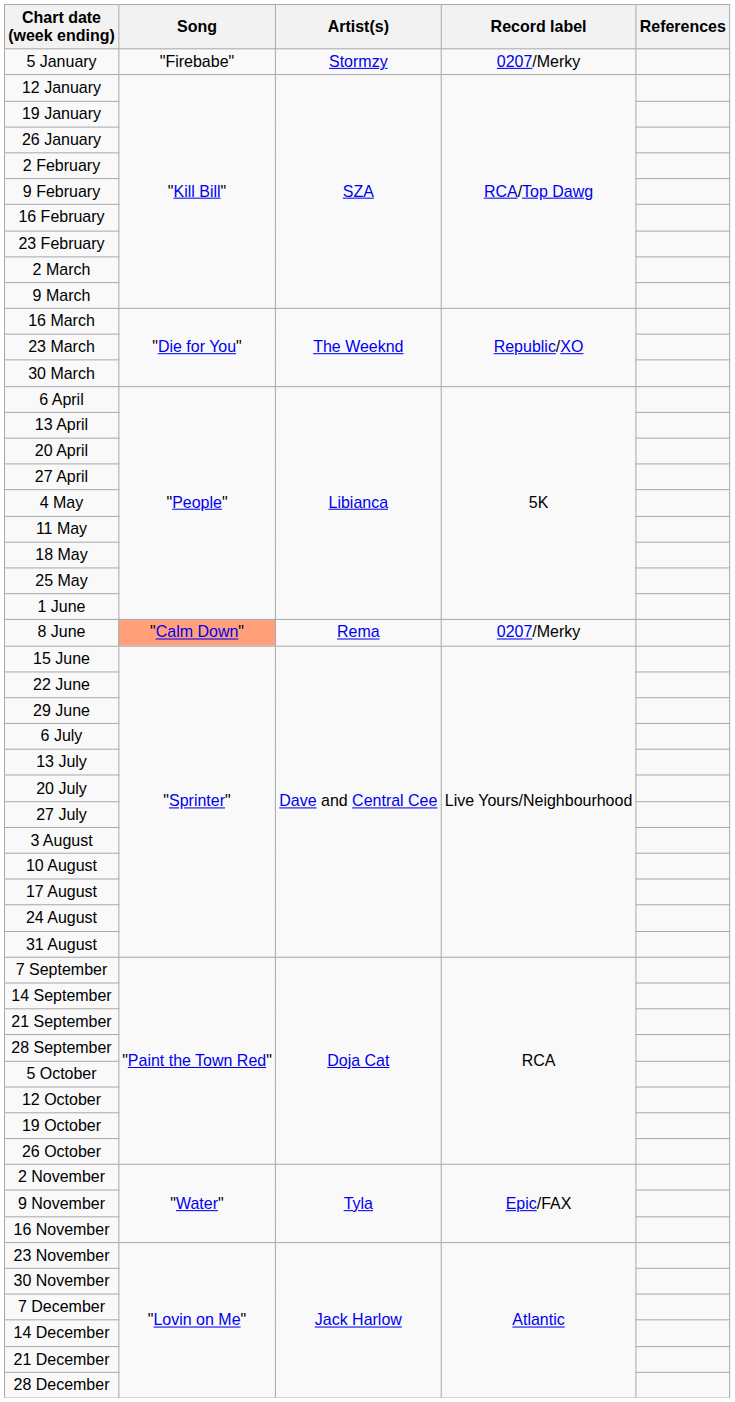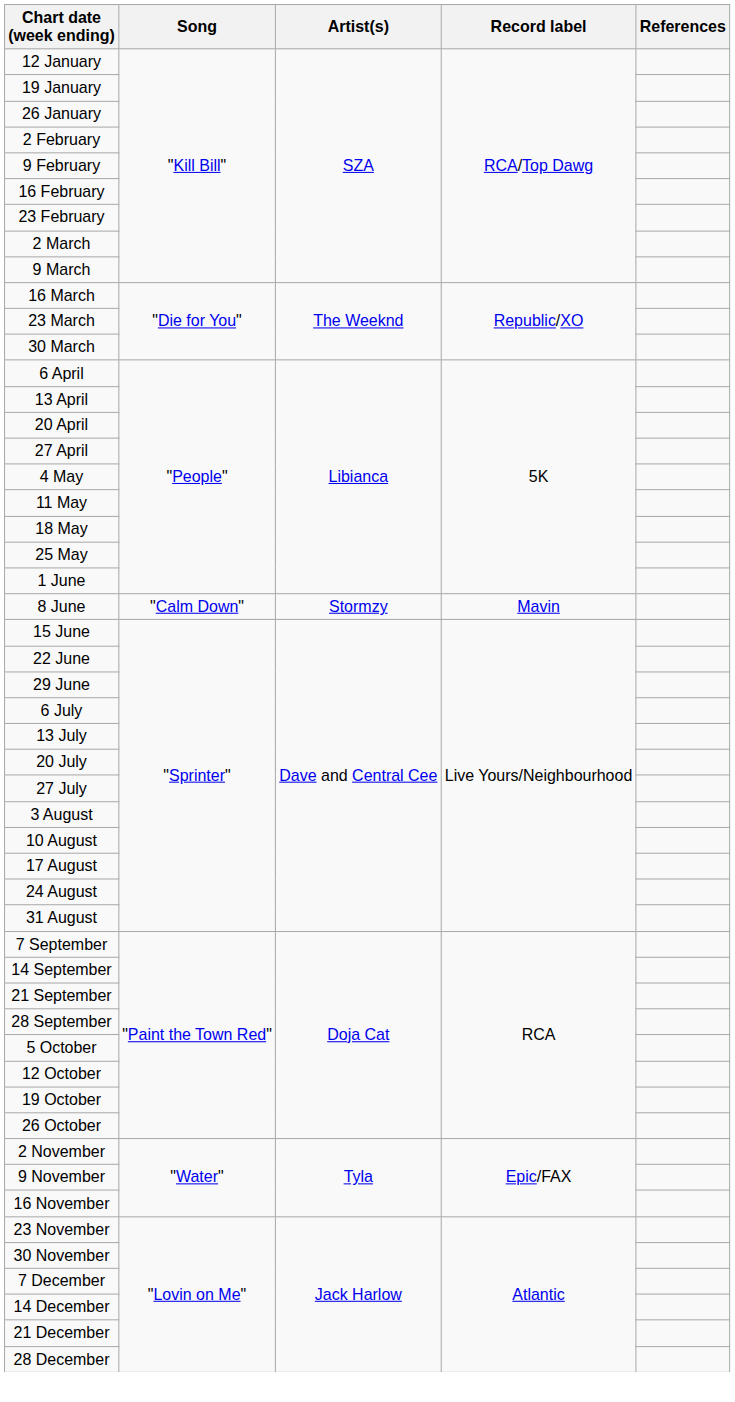- row: (61, 61)
(197, 632) lightsalmon background -> (197, 606) no background
(358, 632) Rema -> (358, 606) Stormzy
(539, 632) 0207/Merky -> (539, 606) Mavin
